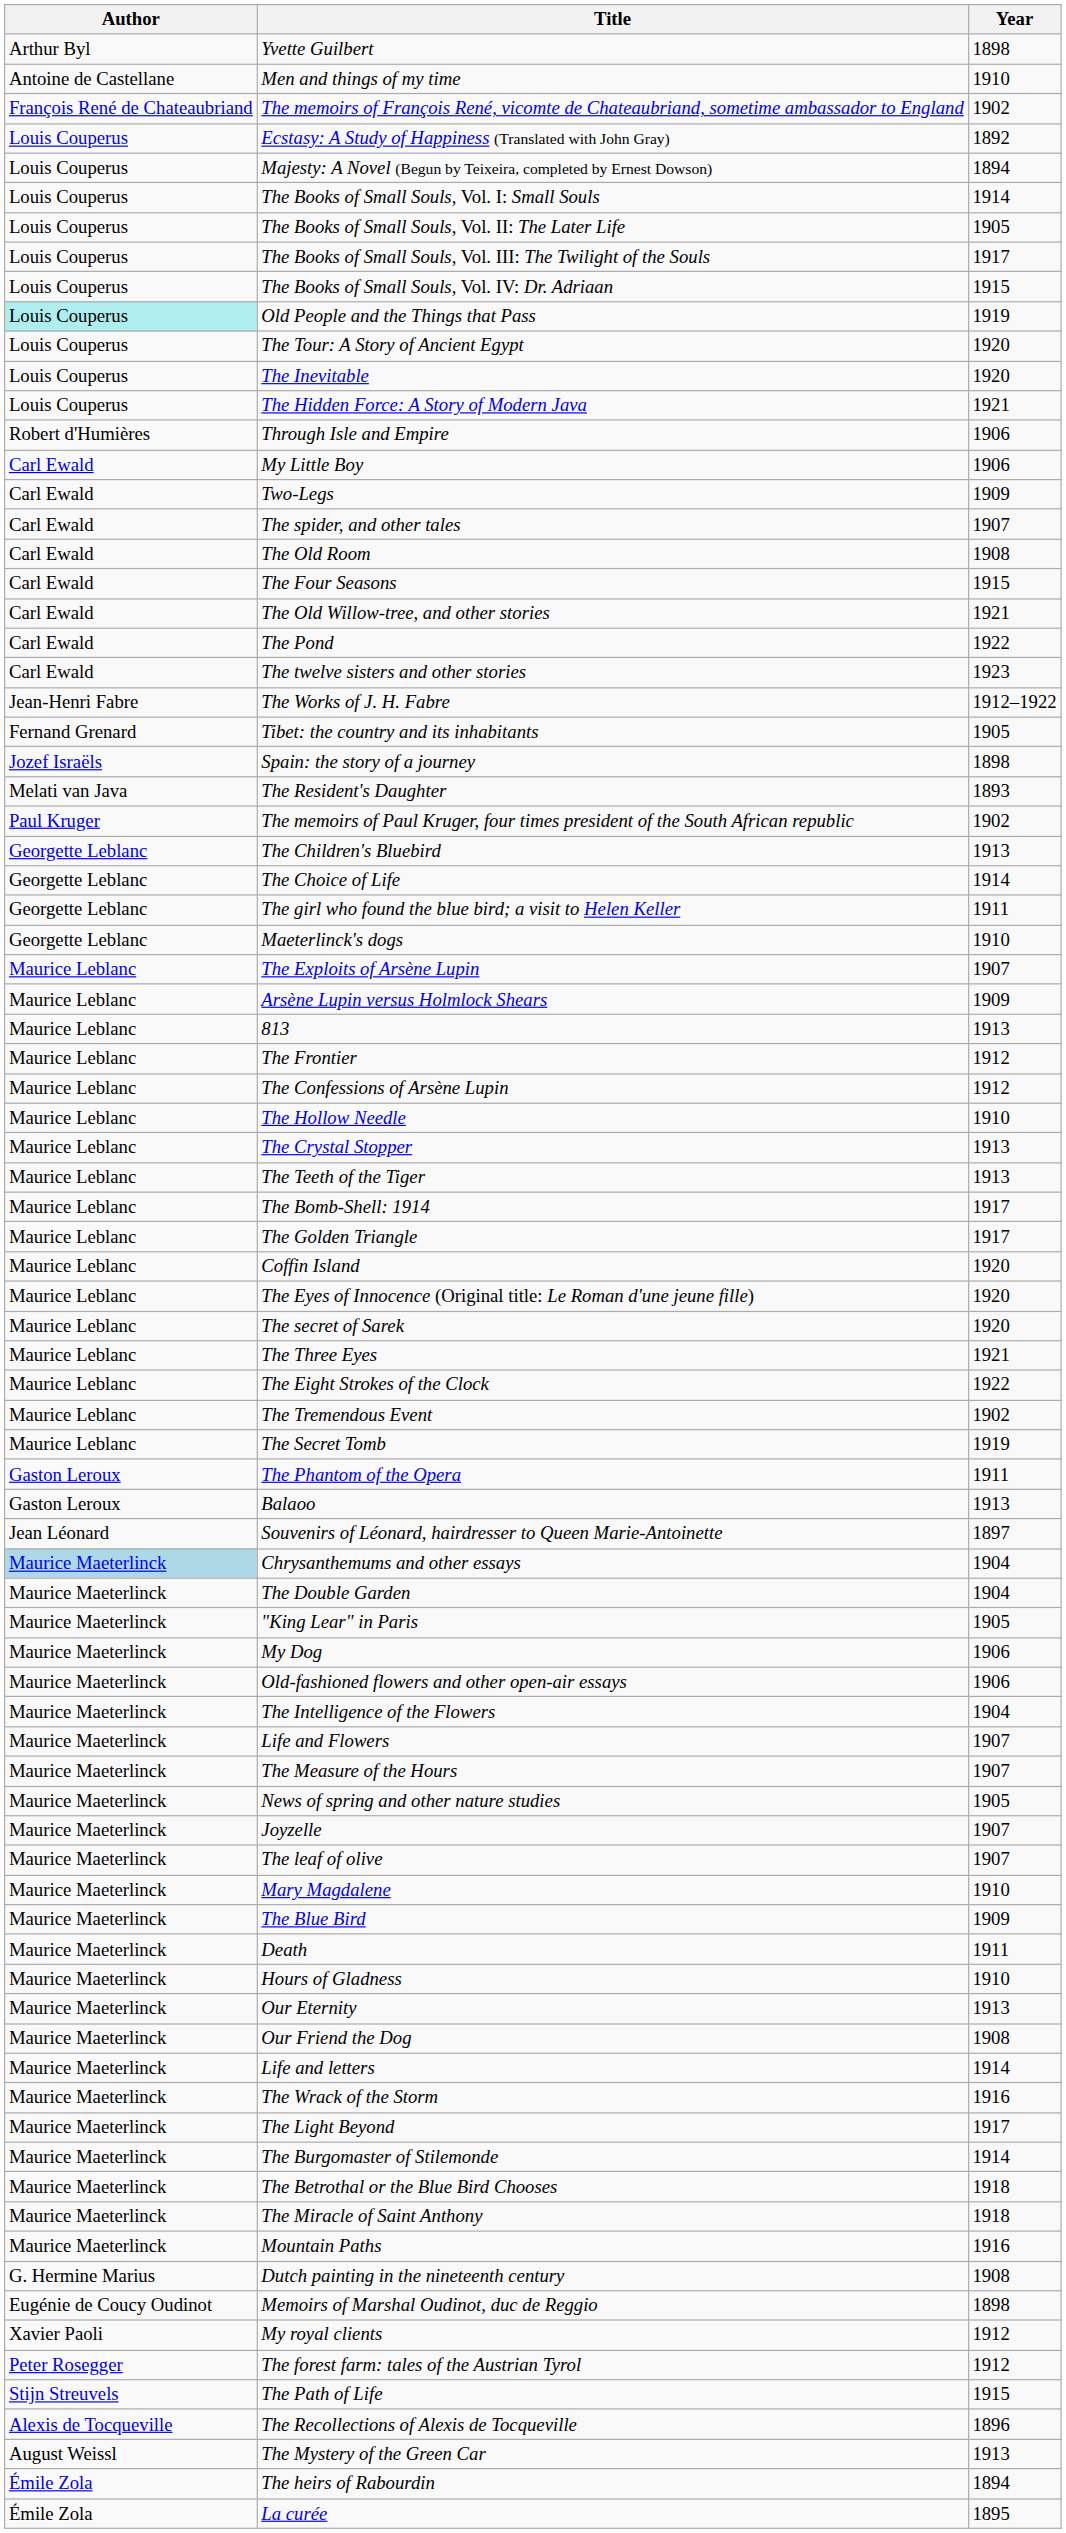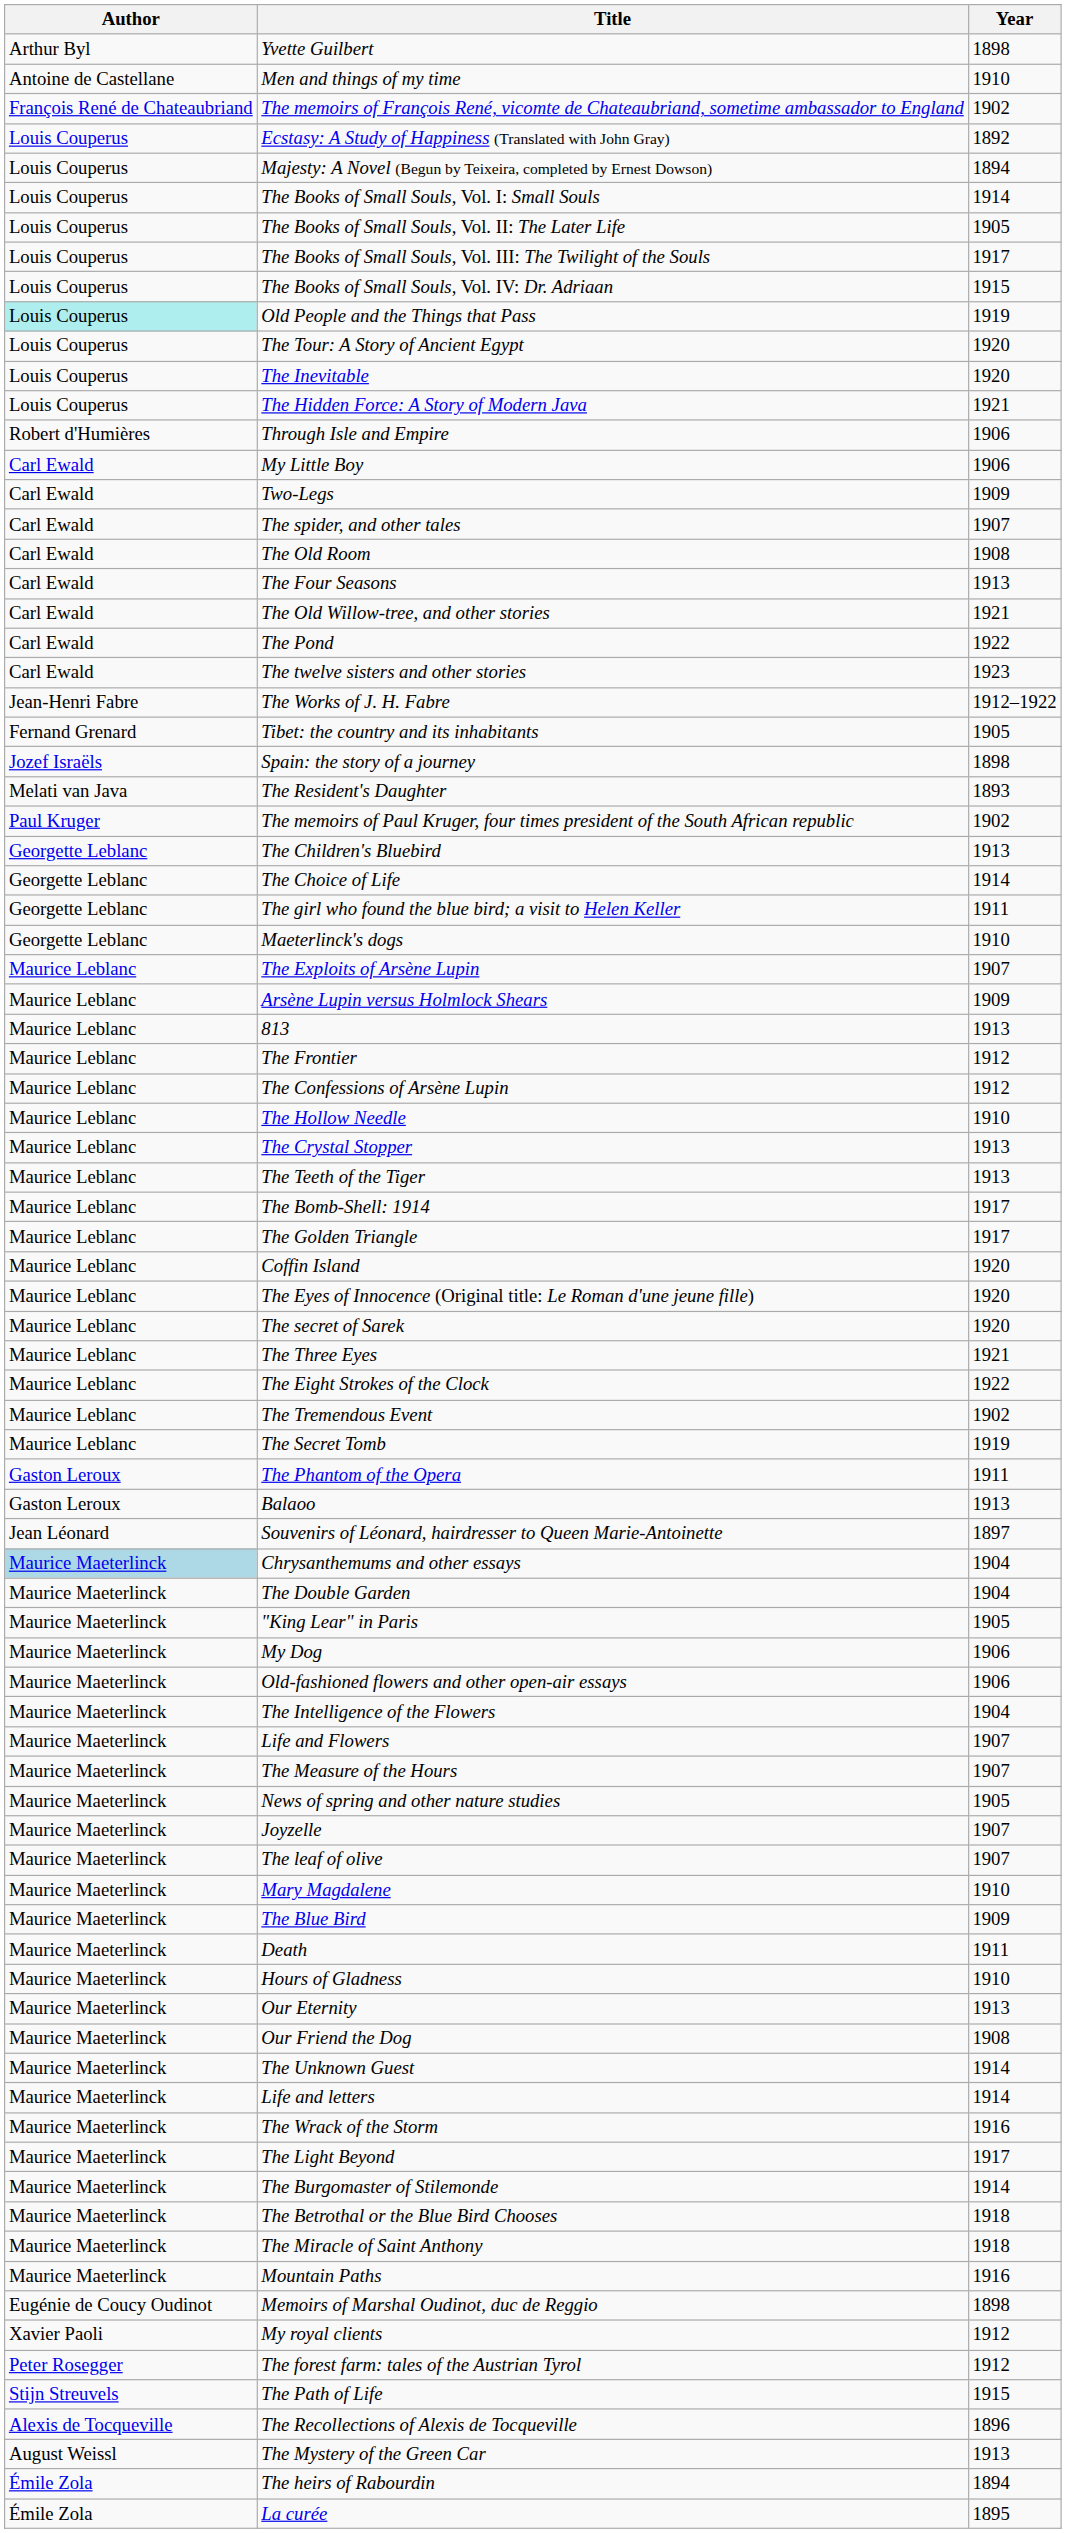(991, 583) 1915 -> (991, 583) 1913
+ row: (338, 2067)
- row: (413, 2275)
